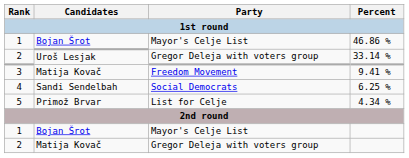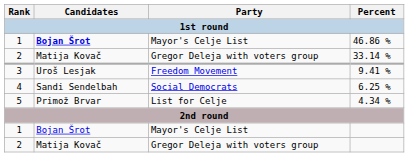(63, 41) normal -> (63, 41) bold
(66, 57) Uroš Lesjak -> (69, 56) Matija Kovač
(69, 72) Matija Kovač -> (66, 72) Uroš Lesjak
